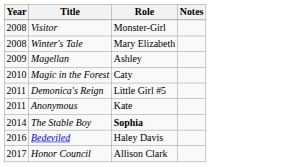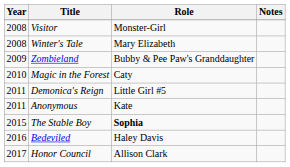- row: (50, 59)
+ row: (55, 59)
(17, 122) 2014 -> (17, 122) 2015
